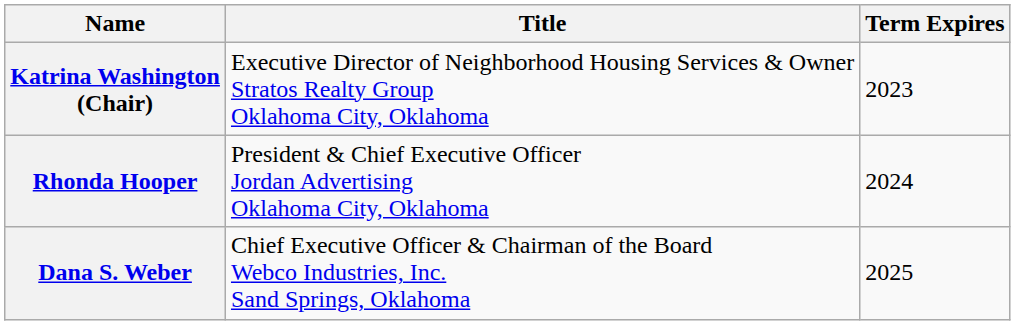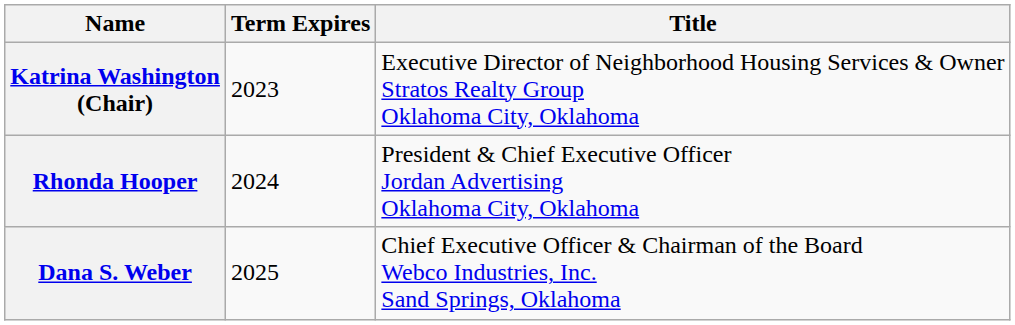columns swapped: (543, 23) <-> (935, 23)
